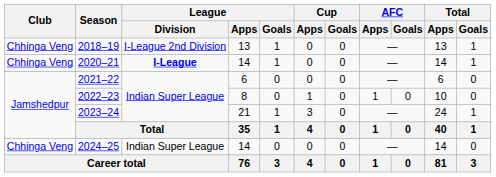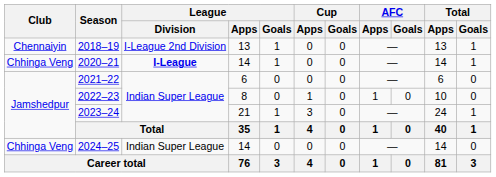(40, 46) Chhinga Veng -> (40, 46) Chennaiyin
